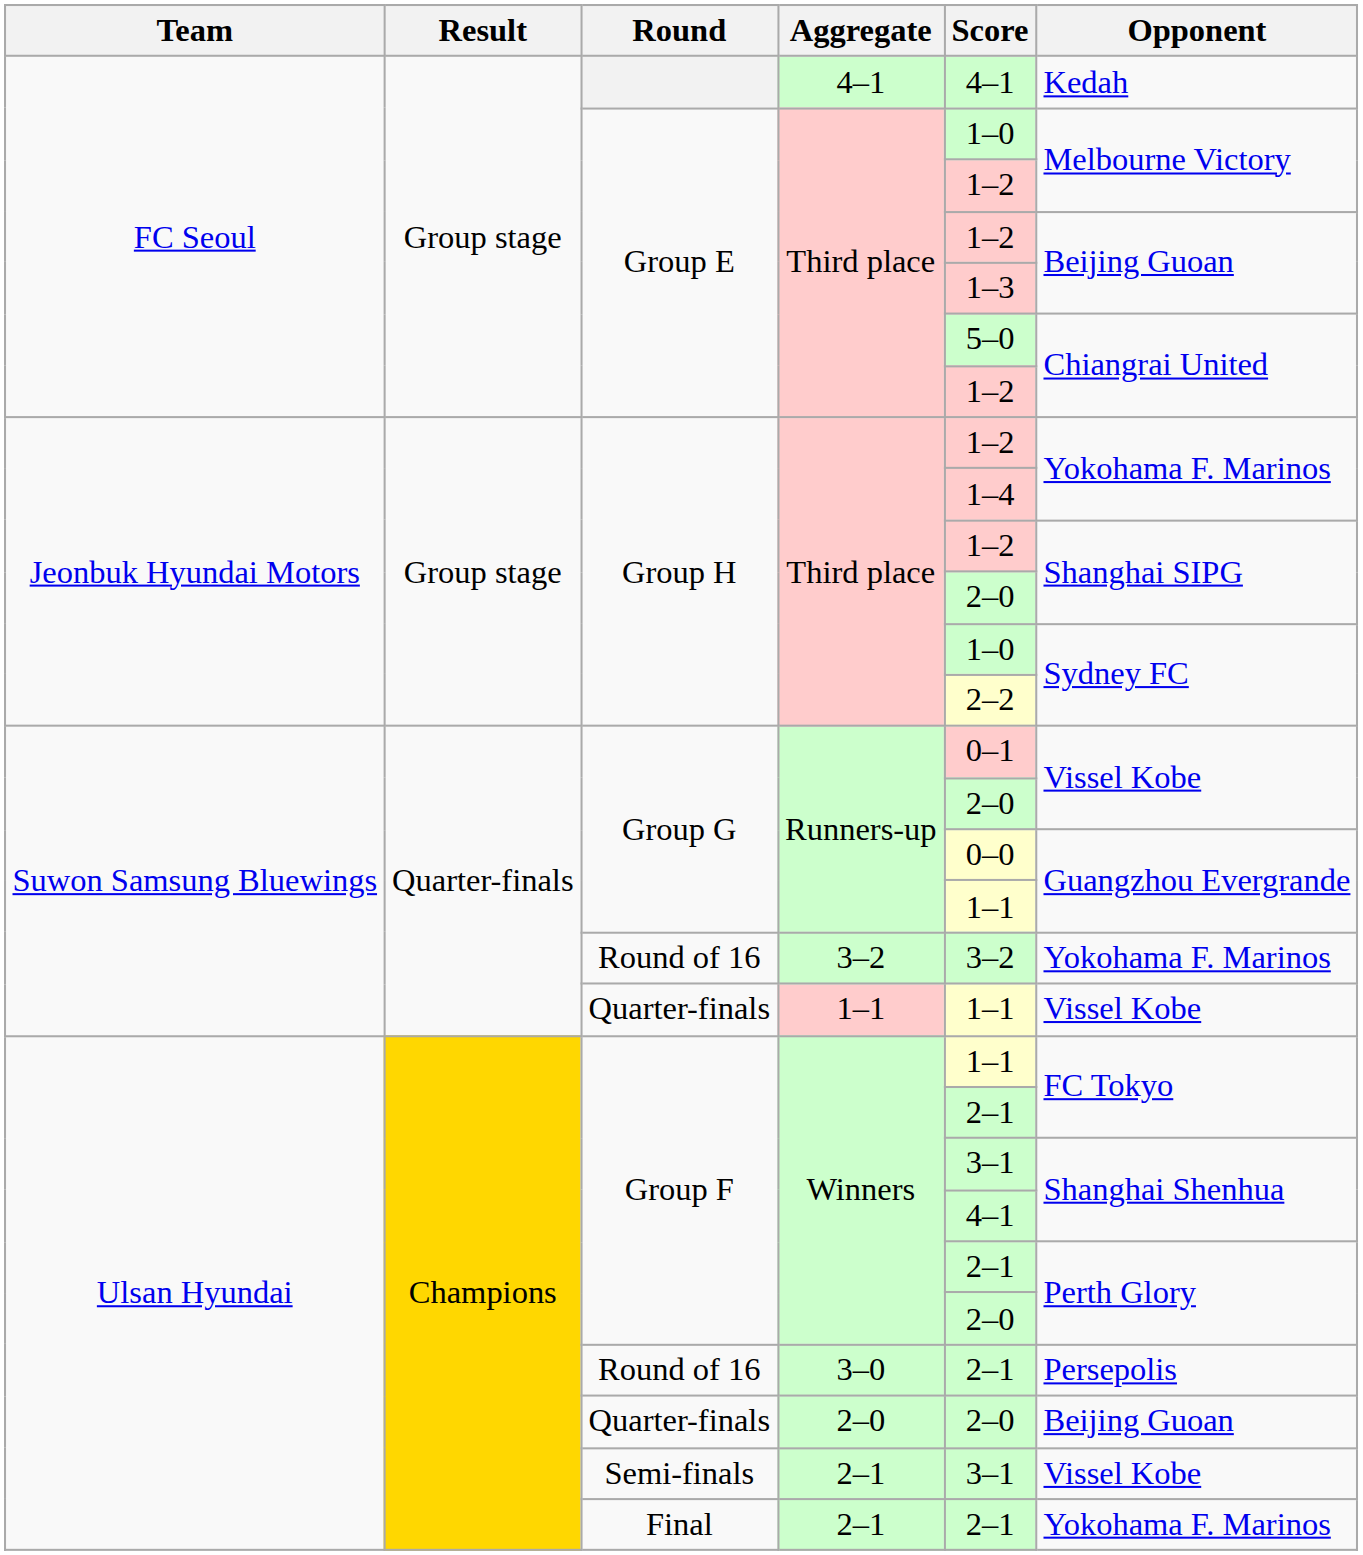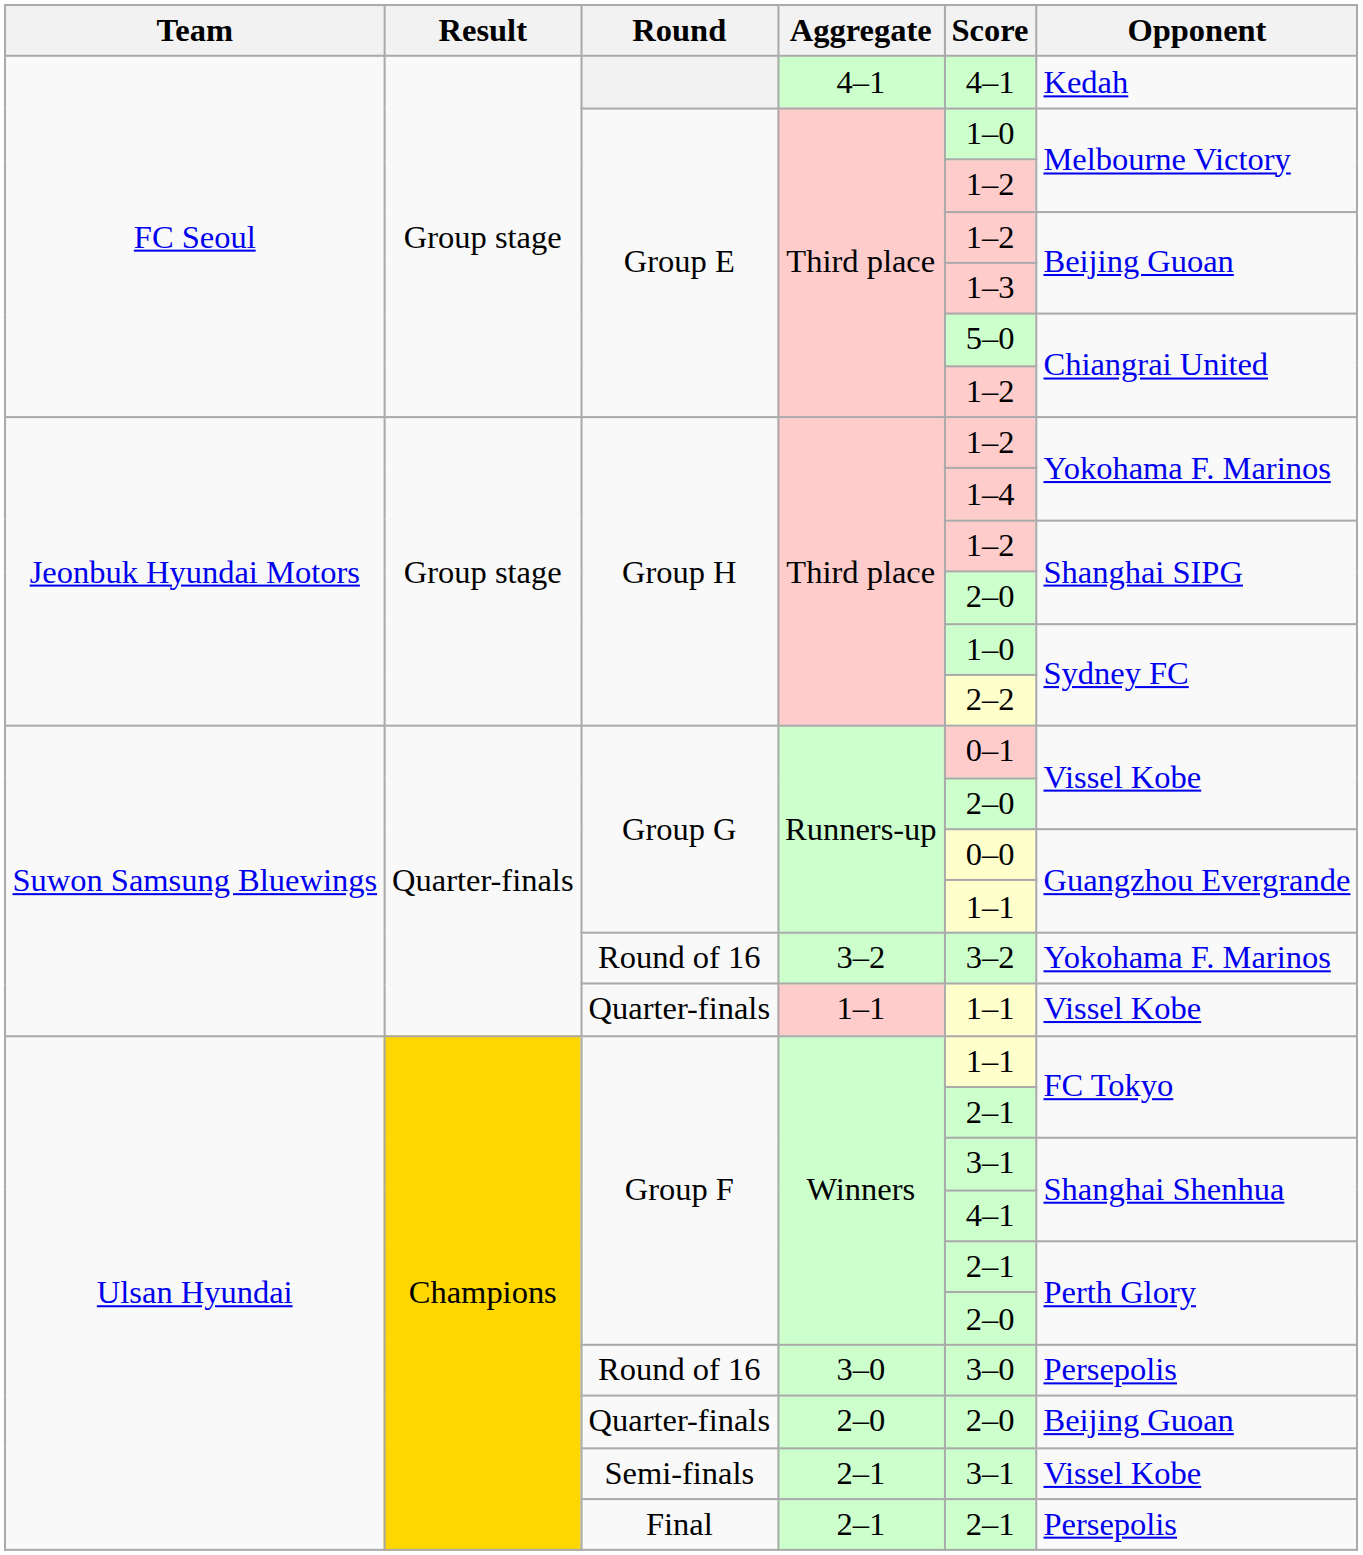(990, 1369) 2–1 -> (990, 1369) 3–0
(1187, 1524) Yokohama F. Marinos -> (1110, 1524) Persepolis
